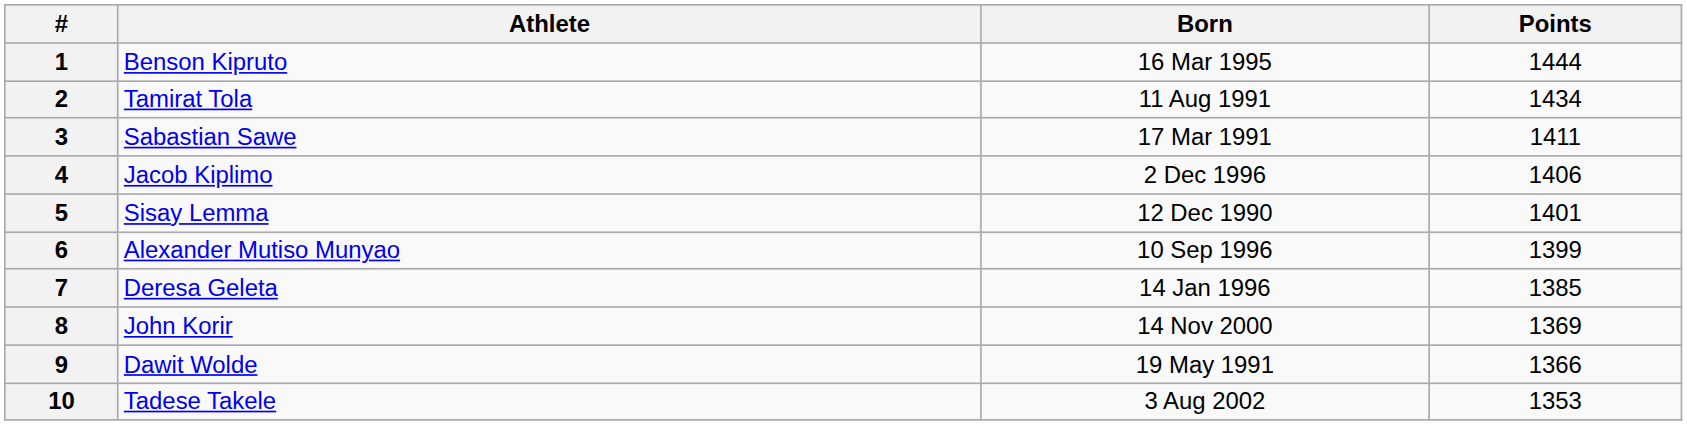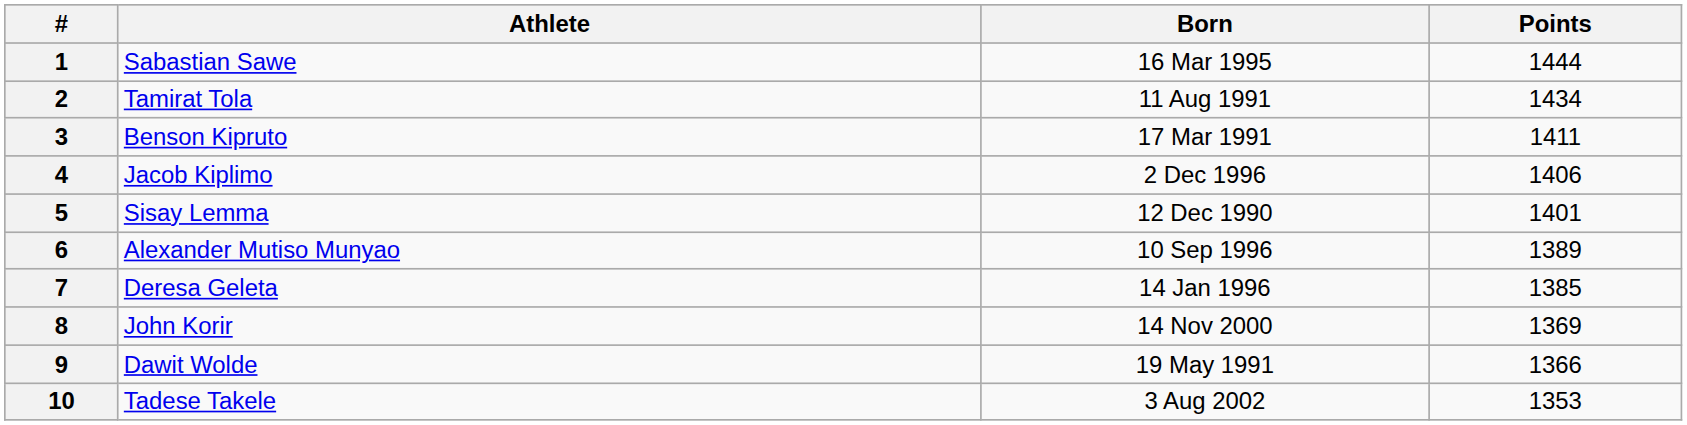(206, 62) Benson Kipruto -> (210, 62) Sabastian Sawe
(210, 137) Sabastian Sawe -> (206, 137) Benson Kipruto
(1555, 251) 1399 -> (1555, 251) 1389
